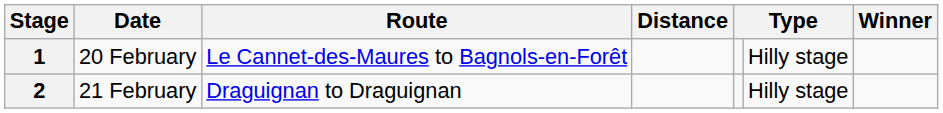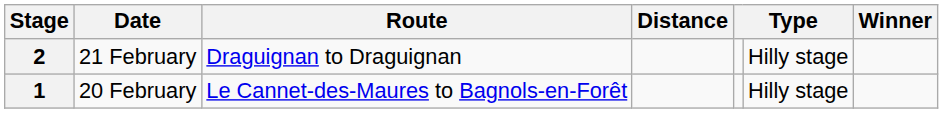rows swapped: (39, 56) <-> (39, 90)
